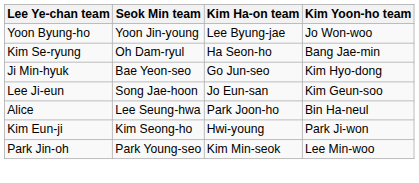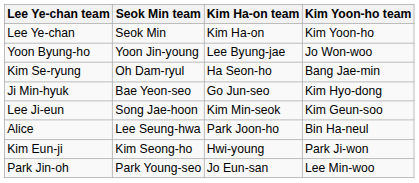+ row: (41, 33)
(238, 91) Jo Eun-san -> (244, 110) Kim Min-seok
(244, 149) Kim Min-seok -> (238, 168) Jo Eun-san
